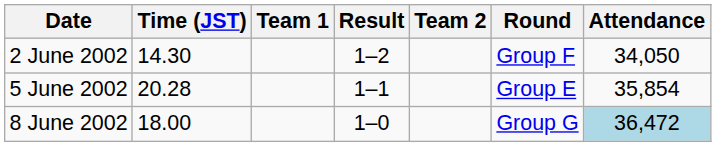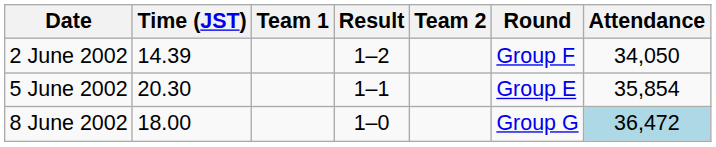(164, 55) 14.30 -> (164, 55) 14.39
(164, 89) 20.28 -> (164, 89) 20.30
